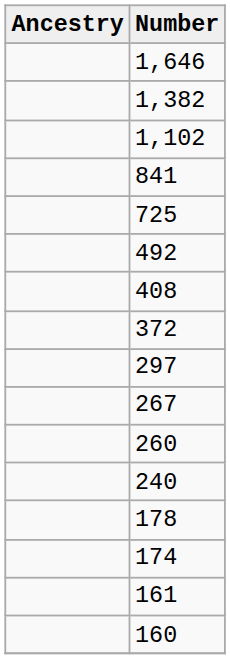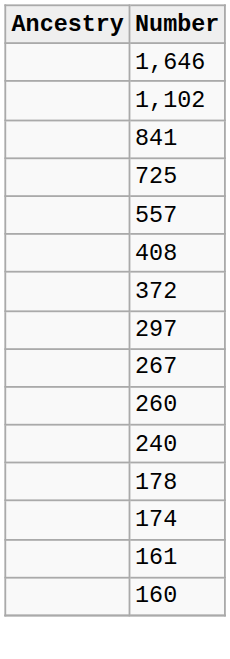- row: (170, 101)
+ row: (156, 215)
- row: (156, 253)
